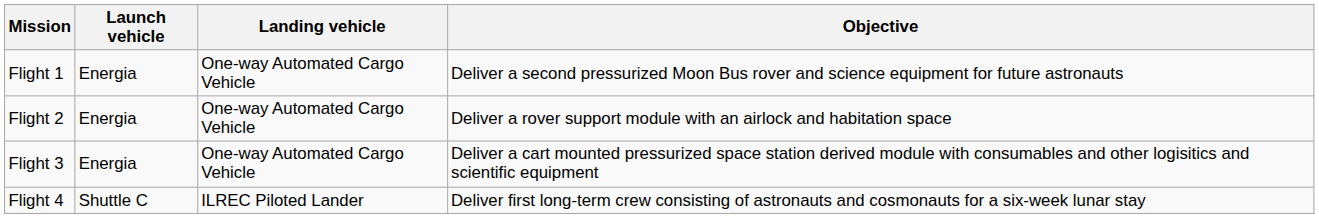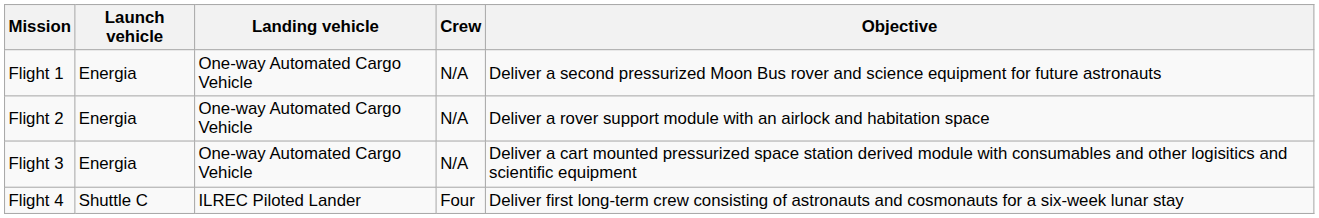+ column: (461, 27)
